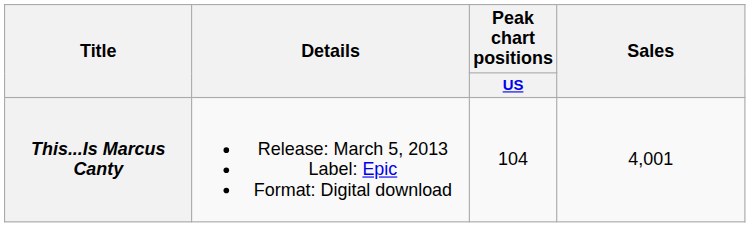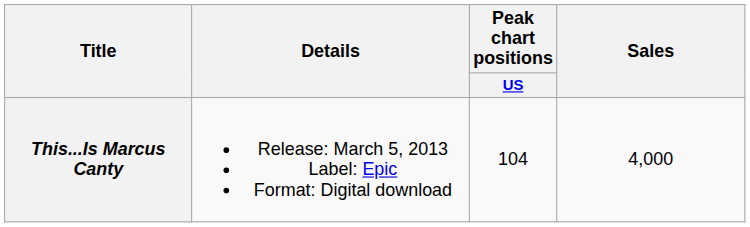(651, 159) 4,001 -> (651, 159) 4,000
